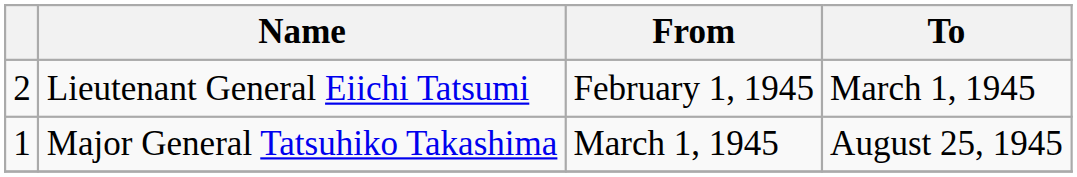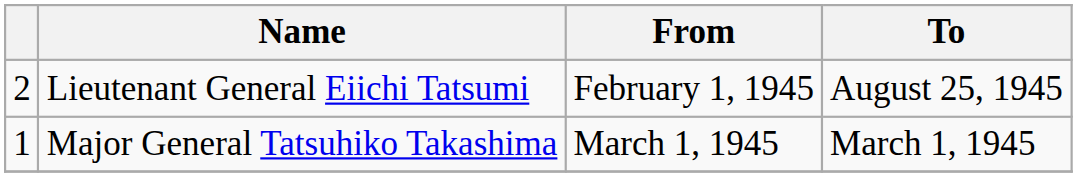(933, 87) March 1, 1945 -> (946, 87) August 25, 1945
(946, 143) August 25, 1945 -> (933, 143) March 1, 1945
